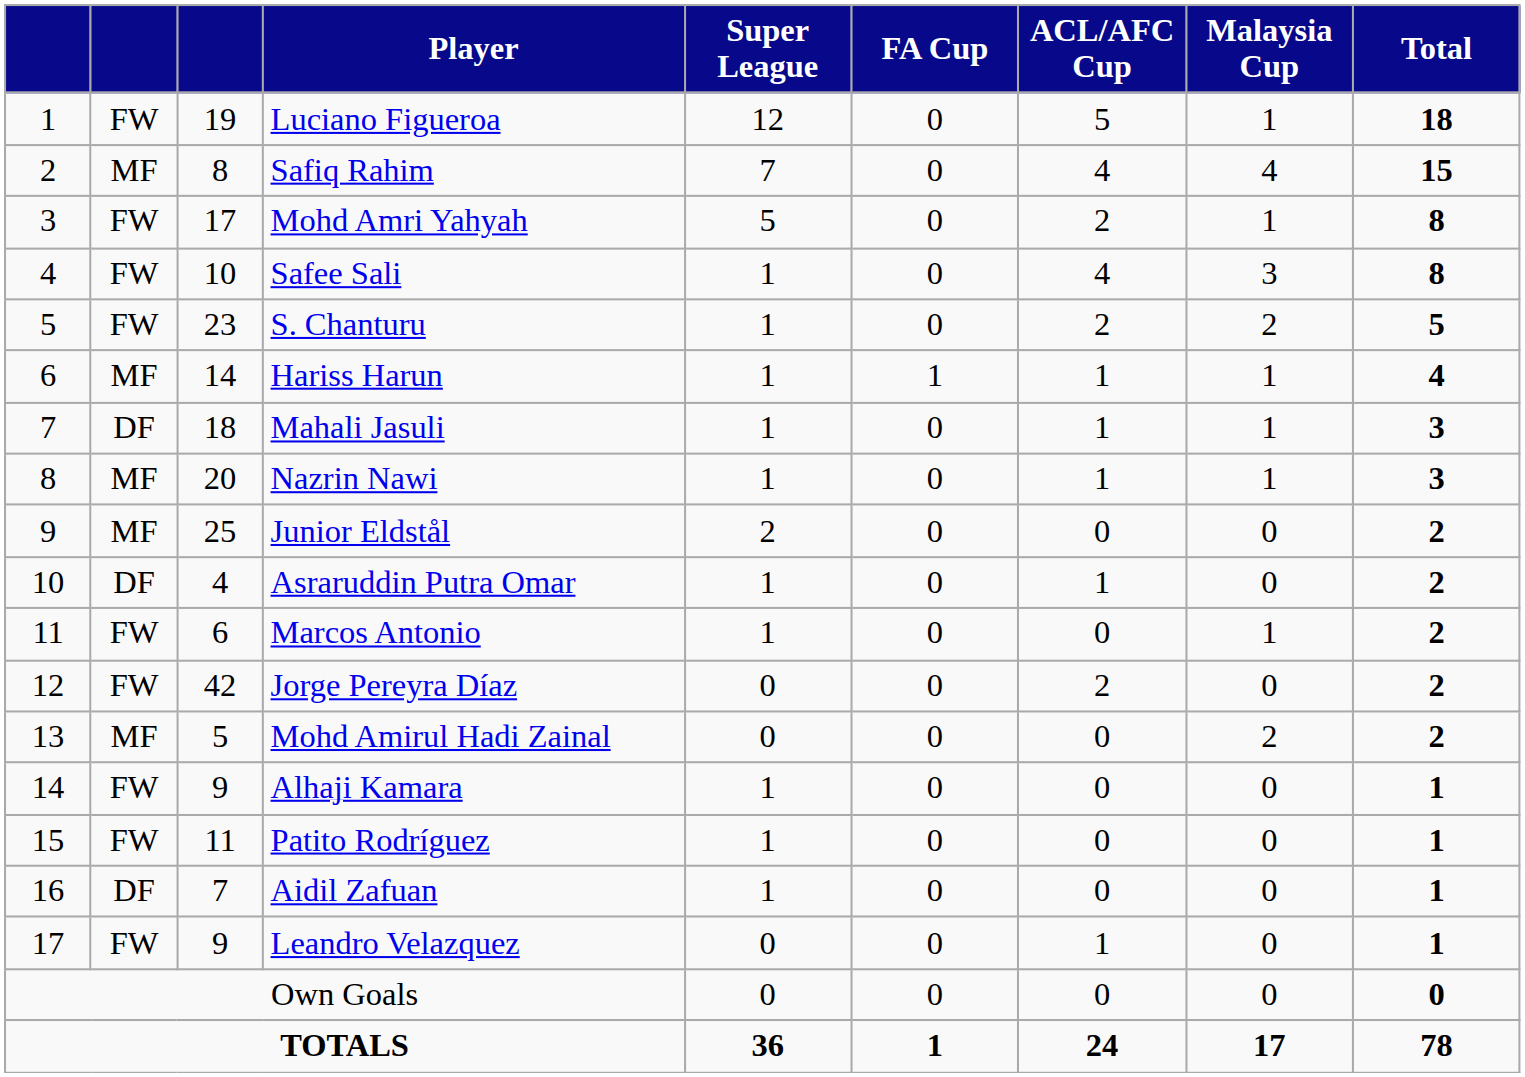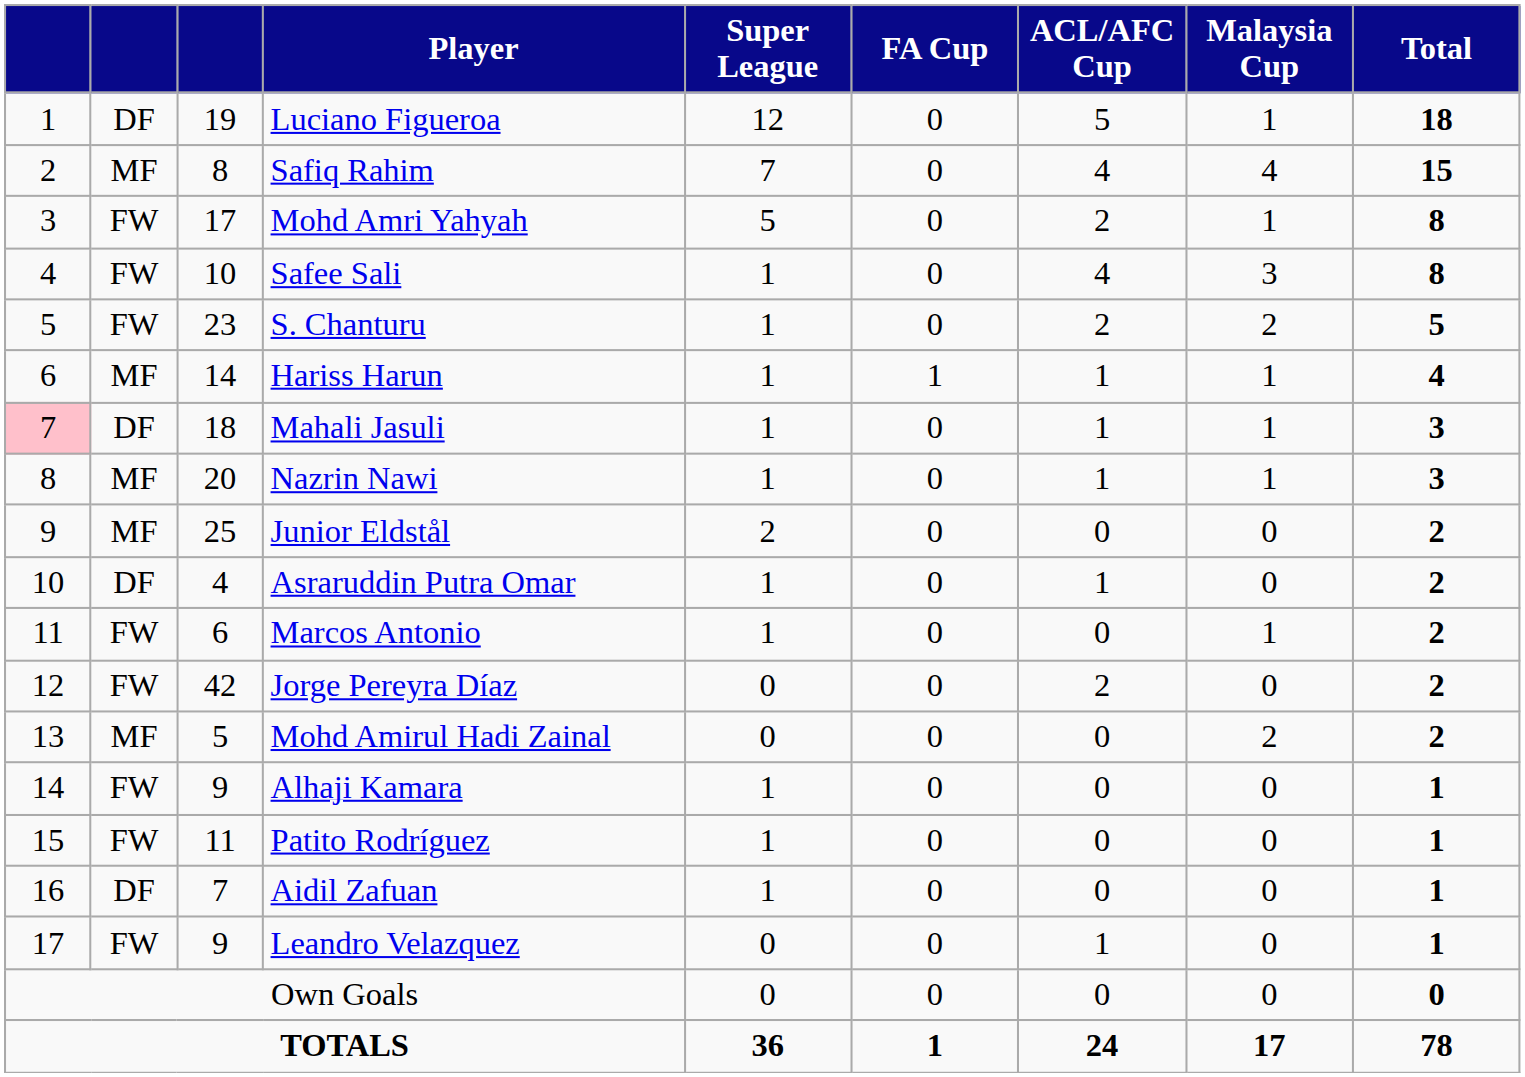(134, 118) FW -> (134, 118) DF
(48, 427) no background -> (48, 427) pink background
